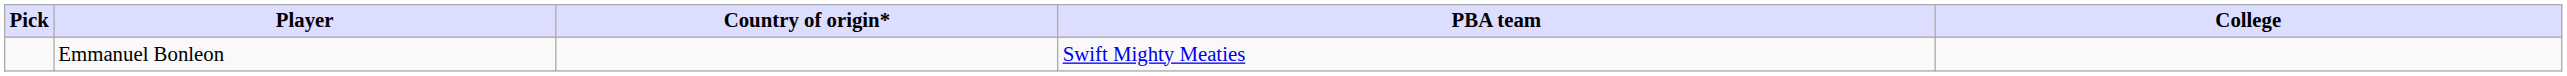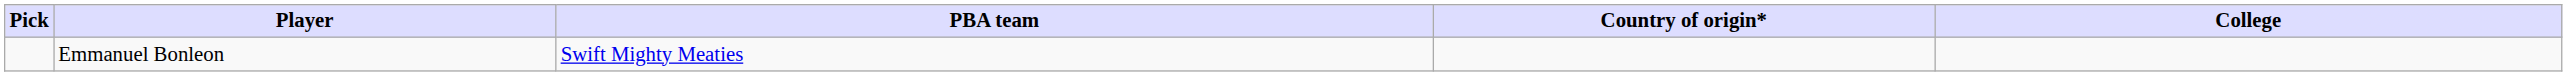columns swapped: (807, 20) <-> (1496, 20)
